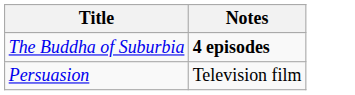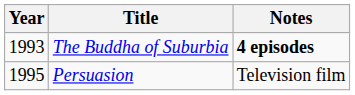+ column: (27, 18)
